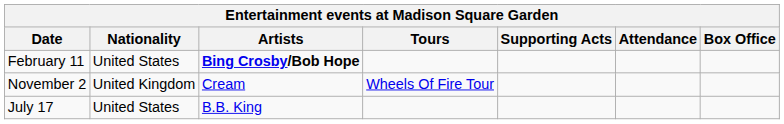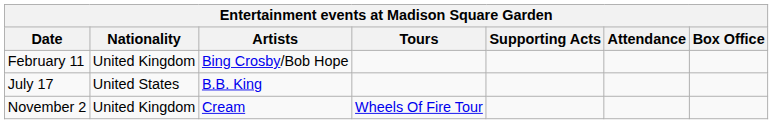(136, 61) United States -> (144, 61) United Kingdom
(281, 61) bold -> (275, 61) normal
rows swapped: (31, 107) <-> (47, 84)
